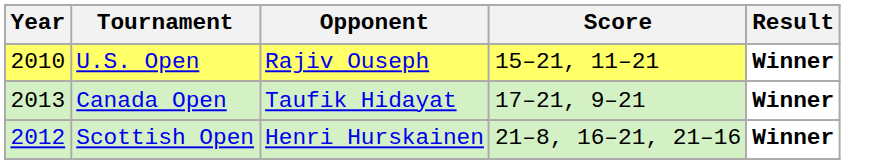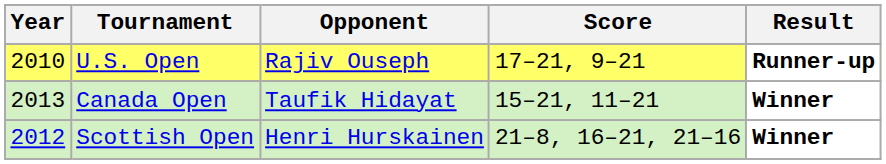(577, 62) 15–21, 11–21 -> (570, 62) 17–21, 9–21
(793, 62) Winner -> (814, 62) Runner-up
(570, 100) 17–21, 9–21 -> (577, 100) 15–21, 11–21
